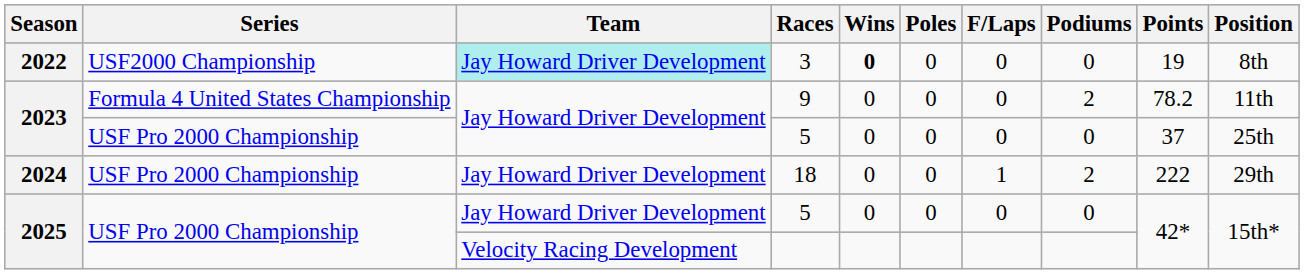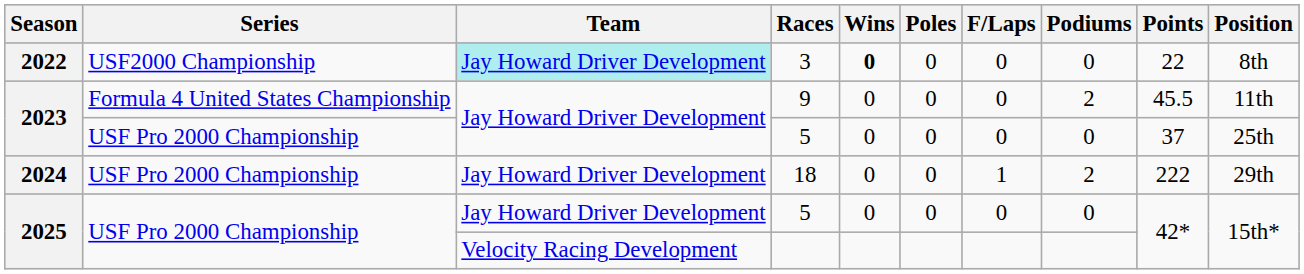(1173, 61) 19 -> (1173, 61) 22
(1173, 99) 78.2 -> (1173, 99) 45.5
